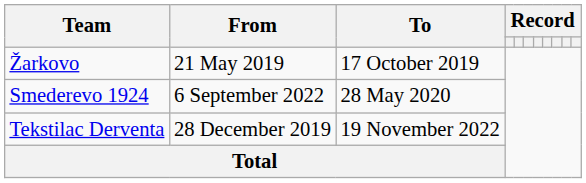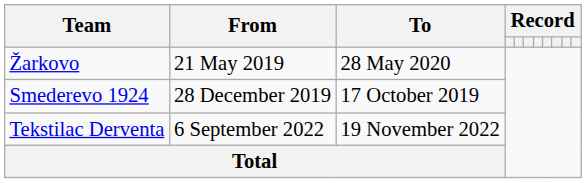(410, 63) 17 October 2019 -> (396, 63) 28 May 2020
(249, 95) 6 September 2022 -> (252, 95) 28 December 2019
(396, 95) 28 May 2020 -> (410, 95) 17 October 2019
(252, 128) 28 December 2019 -> (249, 128) 6 September 2022
